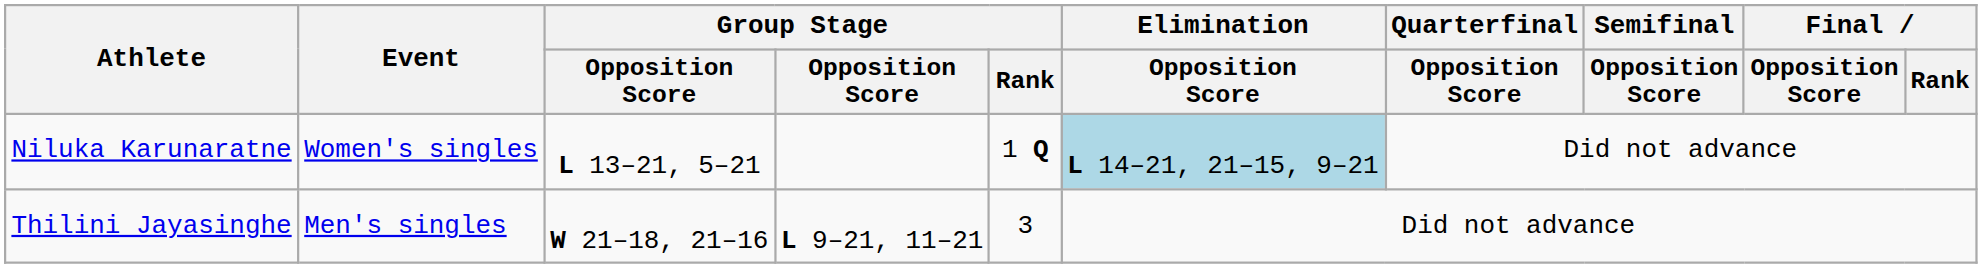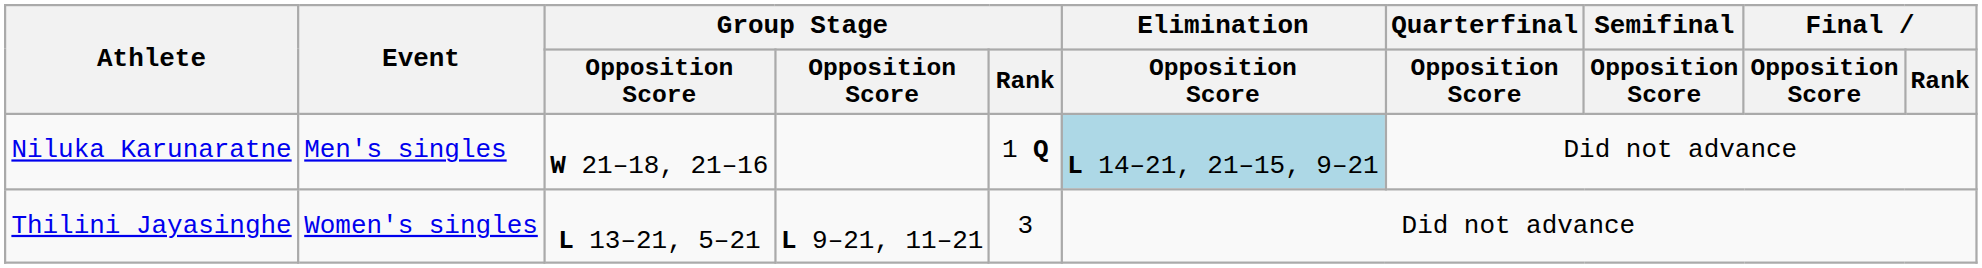(421, 151) Women's singles -> (405, 151) Men's singles
(659, 167) L 13–21, 5–21 -> (659, 167) W 21–18, 21–16
(405, 226) Men's singles -> (421, 226) Women's singles
(659, 241) W 21–18, 21–16 -> (659, 241) L 13–21, 5–21
